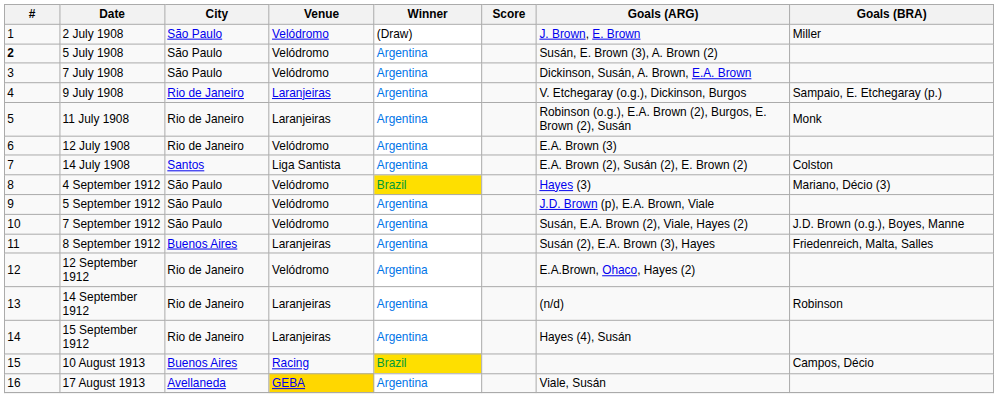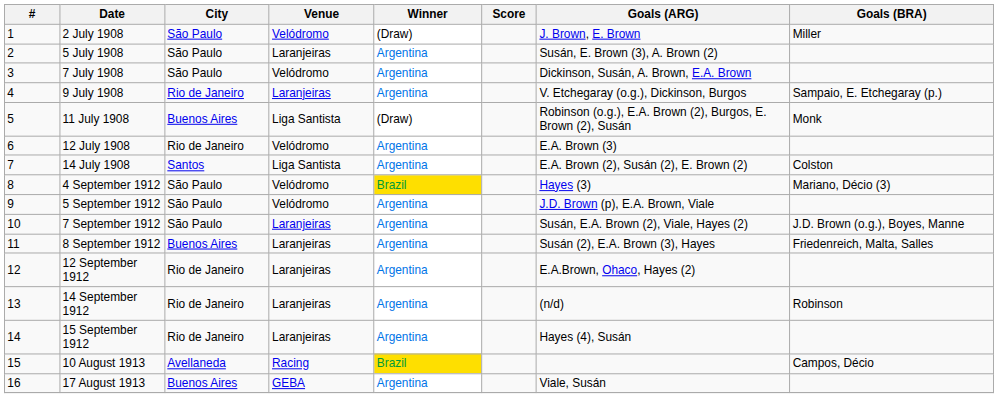(11, 53) bold -> (11, 53) normal
(300, 53) Velódromo -> (301, 53) Laranjeiras
(206, 119) Rio de Janeiro -> (202, 119) Buenos Aires
(301, 119) Laranjeiras -> (306, 119) Liga Santista
(402, 119) Argentina -> (395, 119) (Draw)
(300, 224) Velódromo -> (301, 224) Laranjeiras
(300, 270) Velódromo -> (301, 270) Laranjeiras
(202, 363) Buenos Aires -> (197, 363) Avellaneda
(197, 383) Avellaneda -> (202, 383) Buenos Aires
(289, 383) gold background -> (289, 383) no background
